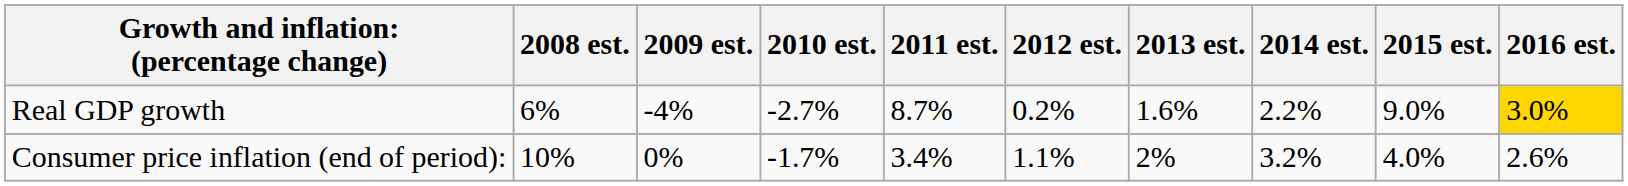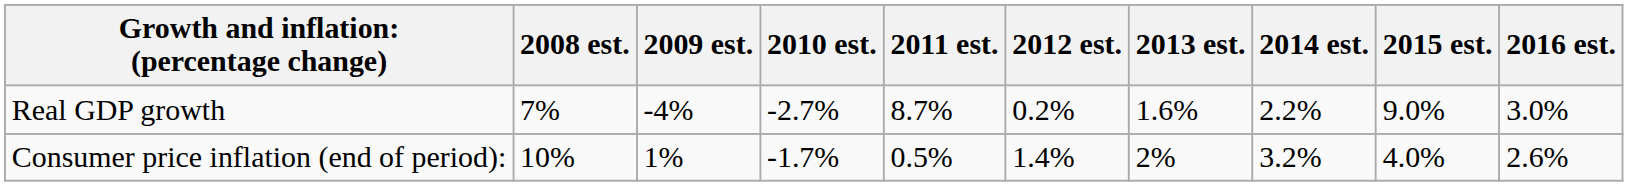(540, 109) 6% -> (540, 109) 7%
(1537, 109) gold background -> (1537, 109) no background
(663, 156) 0% -> (663, 156) 1%
(922, 156) 3.4% -> (922, 156) 0.5%
(1043, 156) 1.1% -> (1043, 156) 1.4%
